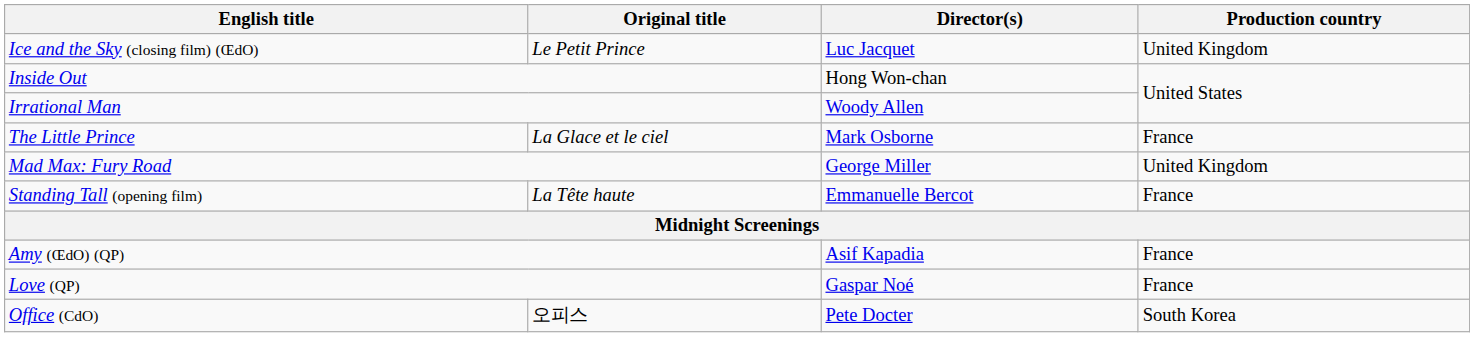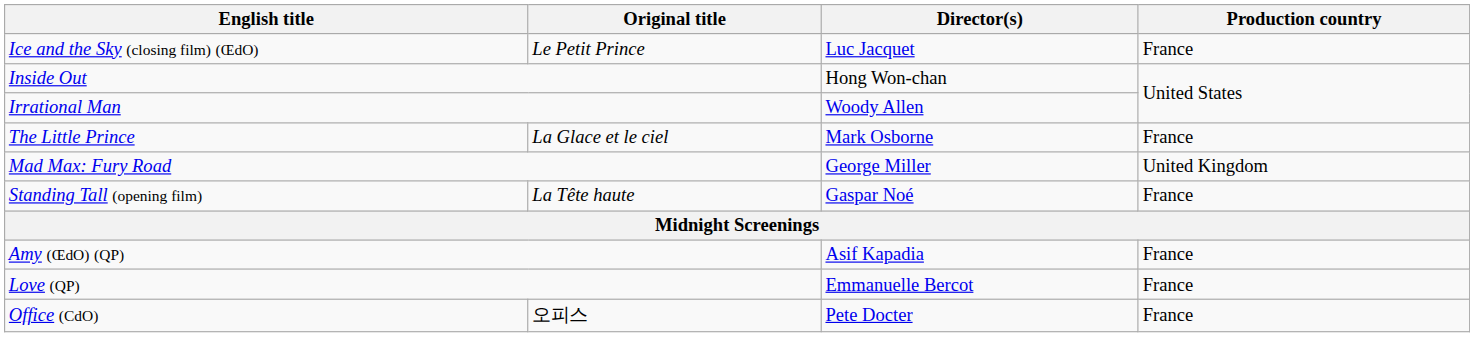(1205, 48) United Kingdom -> (1168, 48) France
(899, 195) Emmanuelle Bercot -> (870, 195) Gaspar Noé
(870, 284) Gaspar Noé -> (899, 284) Emmanuelle Bercot
(1189, 315) South Korea -> (1168, 315) France
